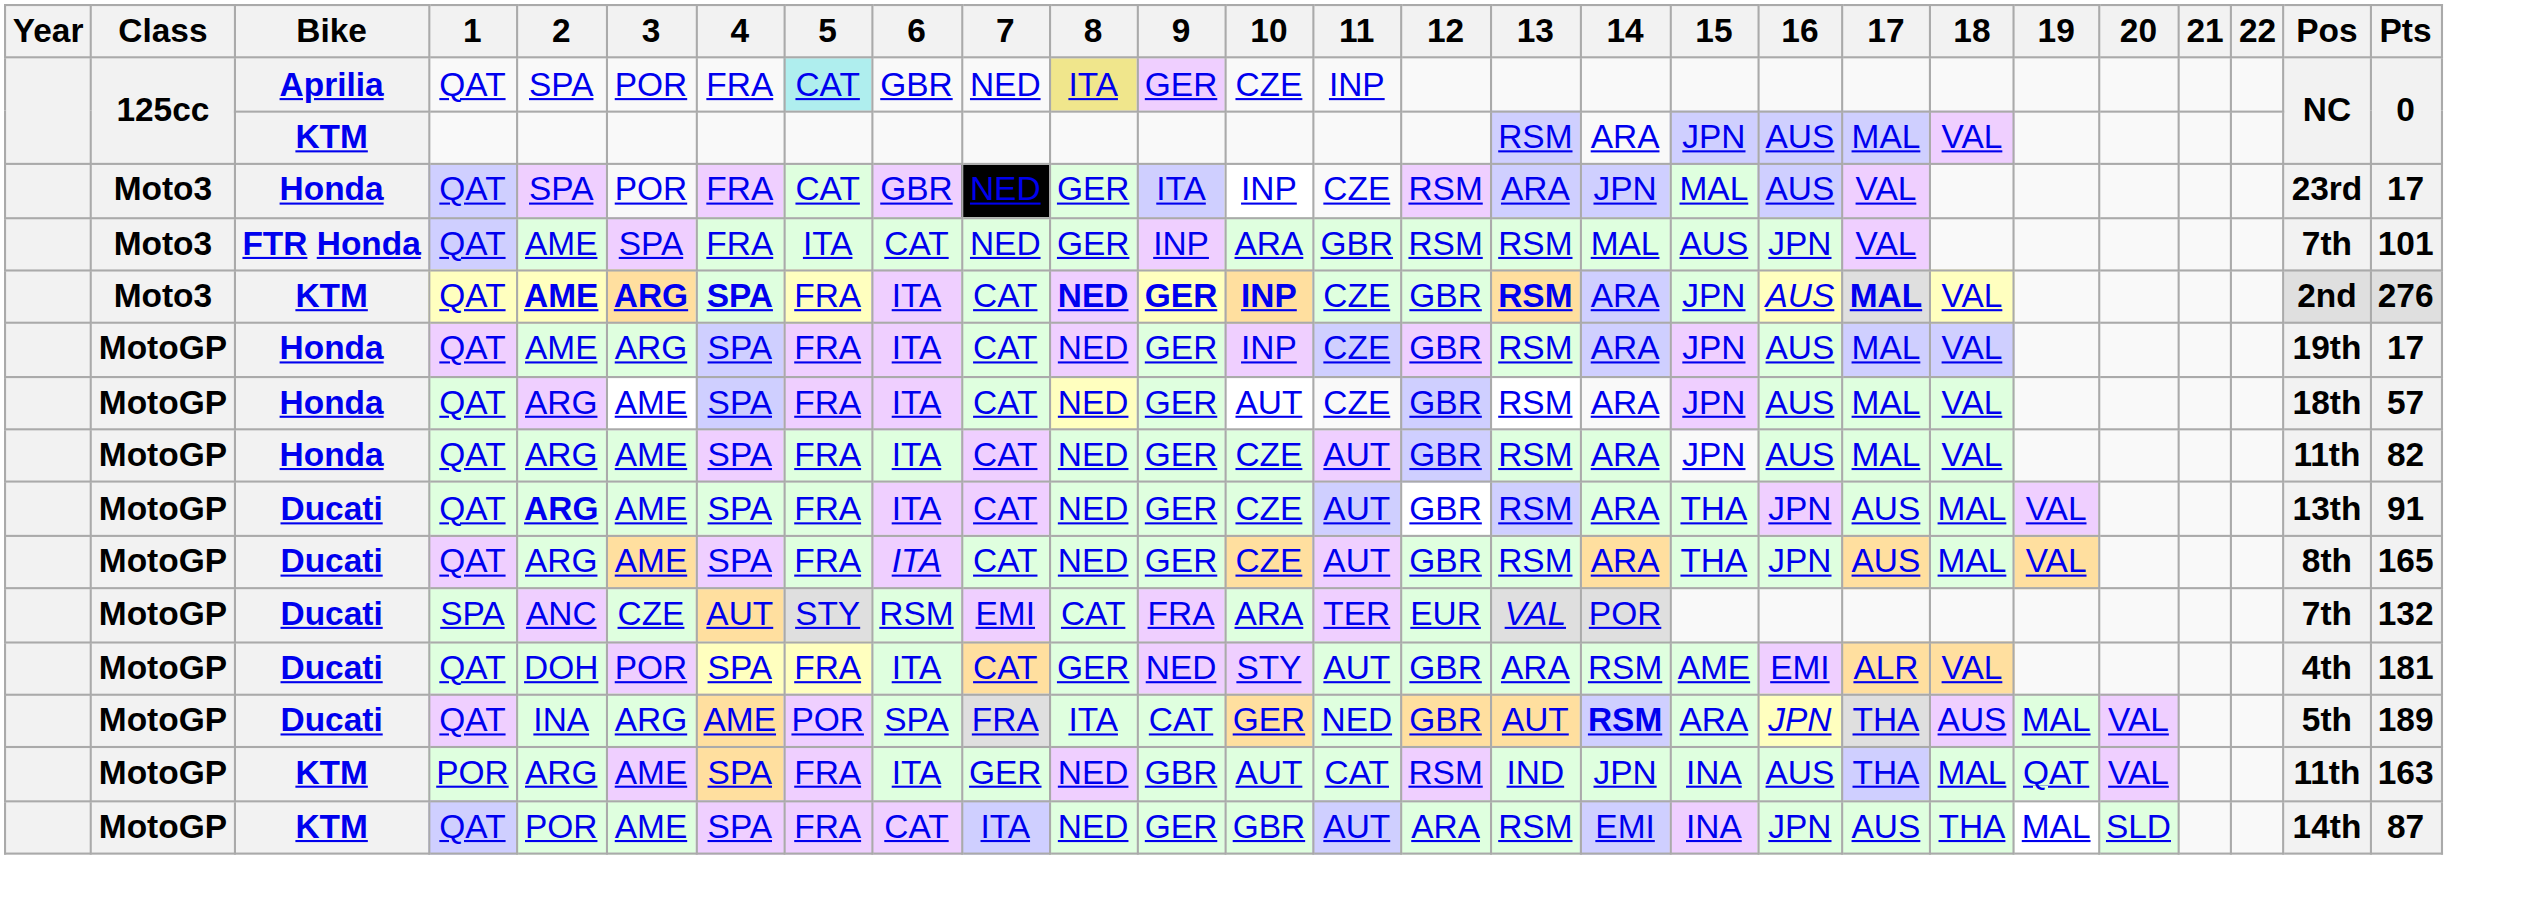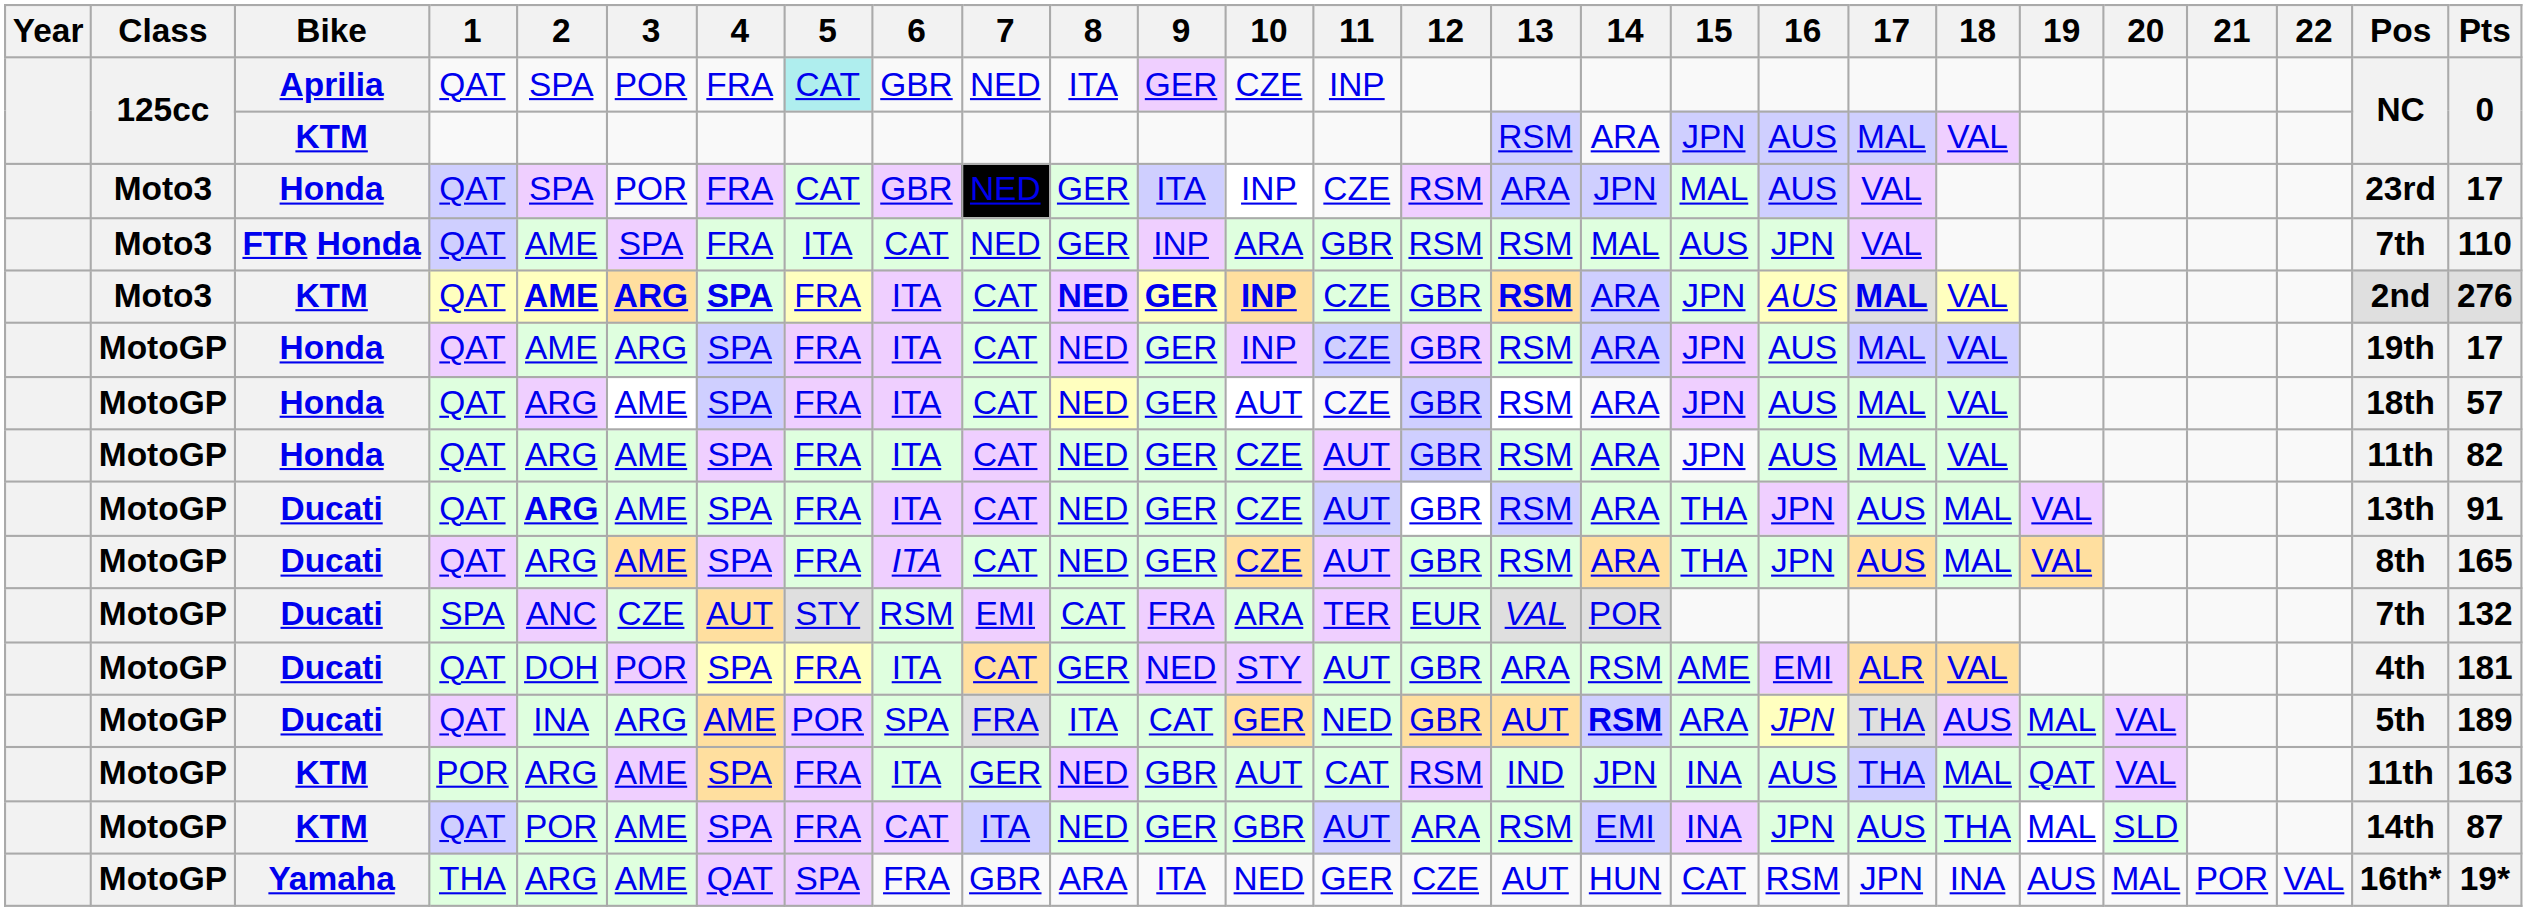(1093, 84) khaki background -> (1093, 84) no background
(2406, 243) 101 -> (2485, 243) 110
+ row: (332, 879)
